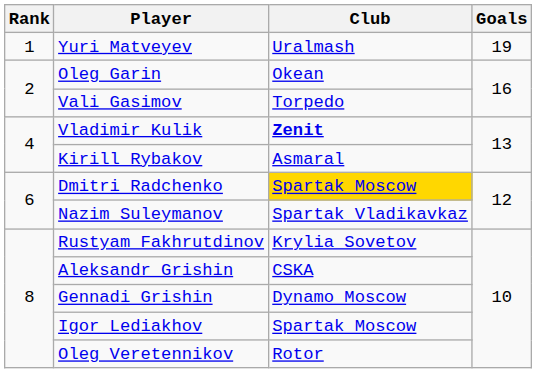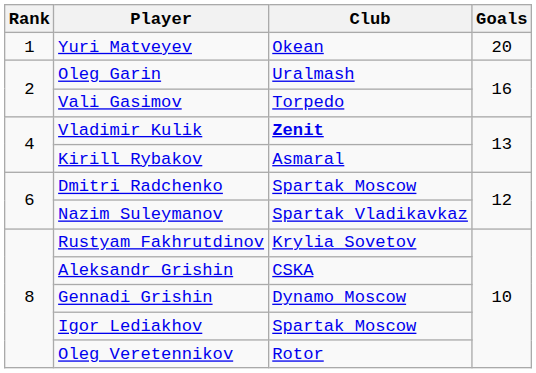(313, 47) Uralmash -> (298, 47) Okean
(502, 47) 19 -> (502, 47) 20
(298, 75) Okean -> (313, 75) Uralmash
(344, 186) gold background -> (344, 186) no background
